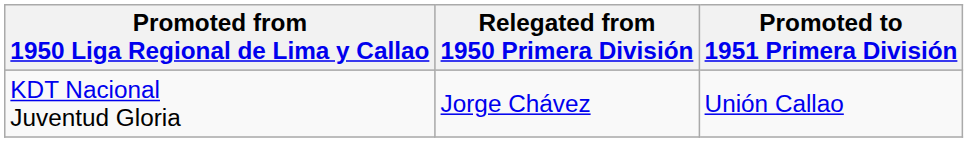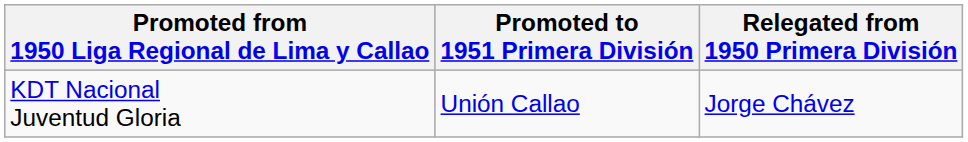columns swapped: (831, 37) <-> (567, 37)
